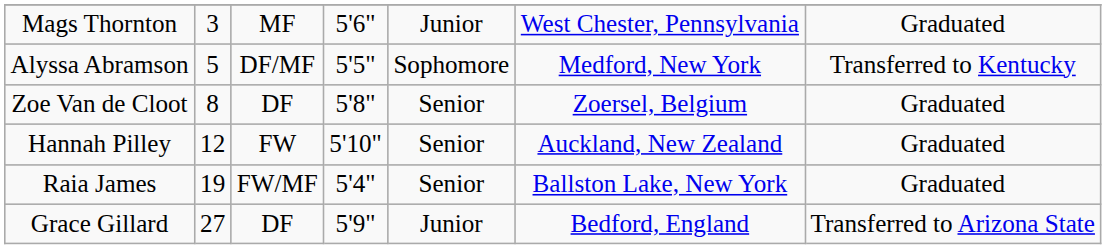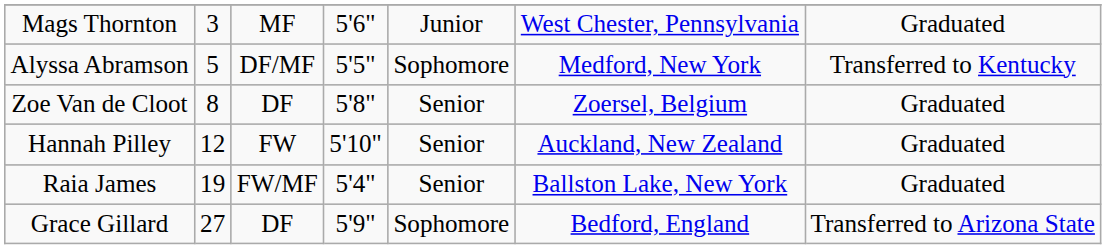(451, 223) Junior -> (451, 223) Sophomore
